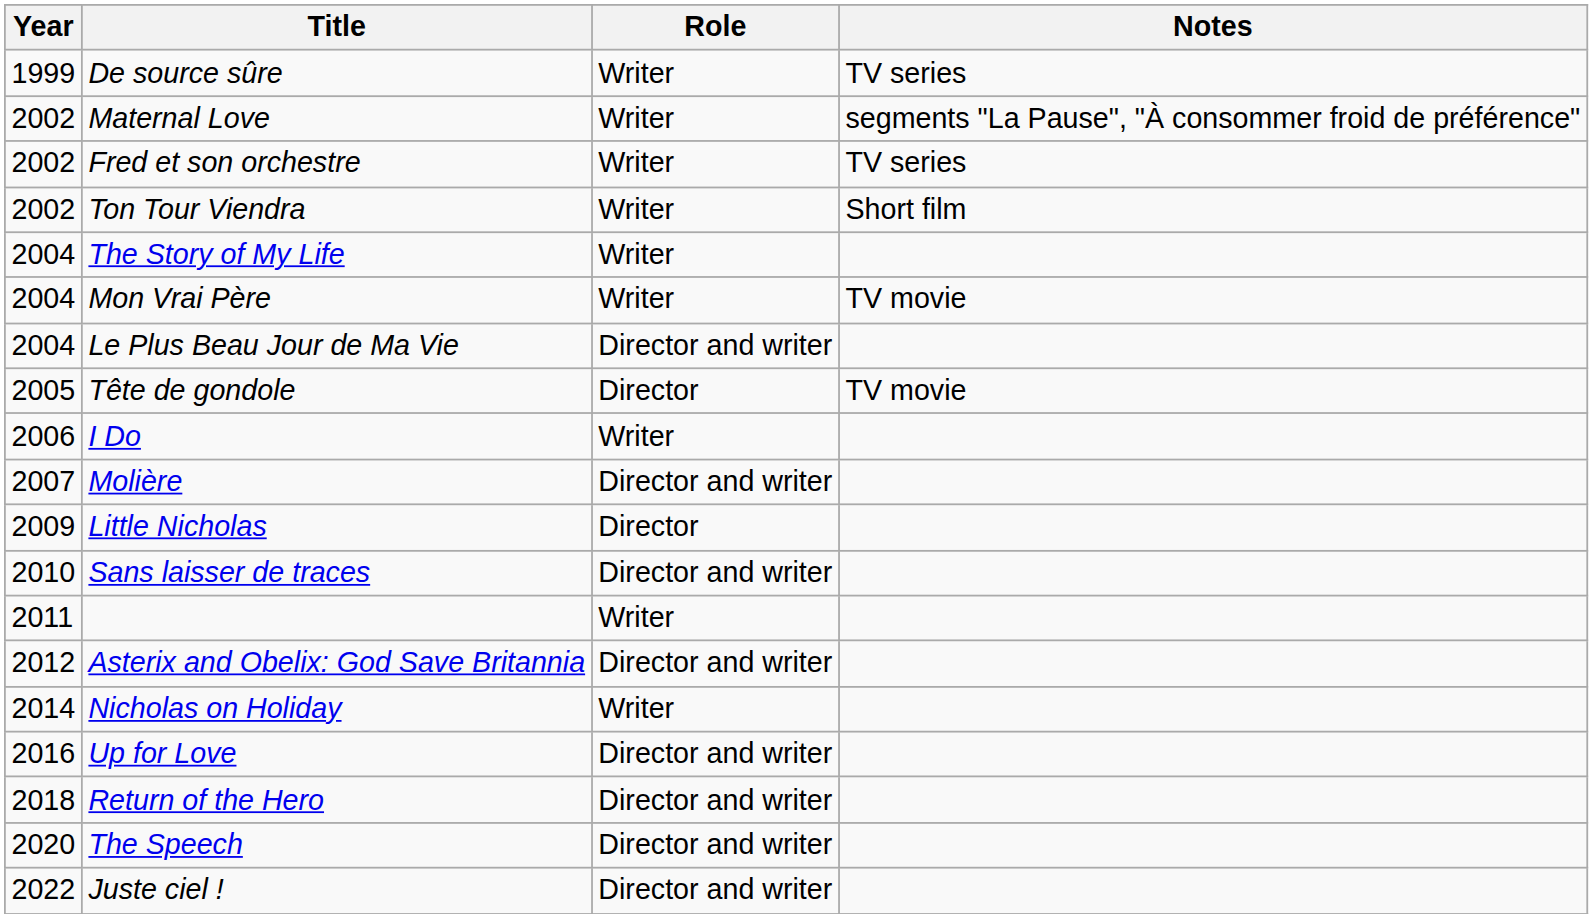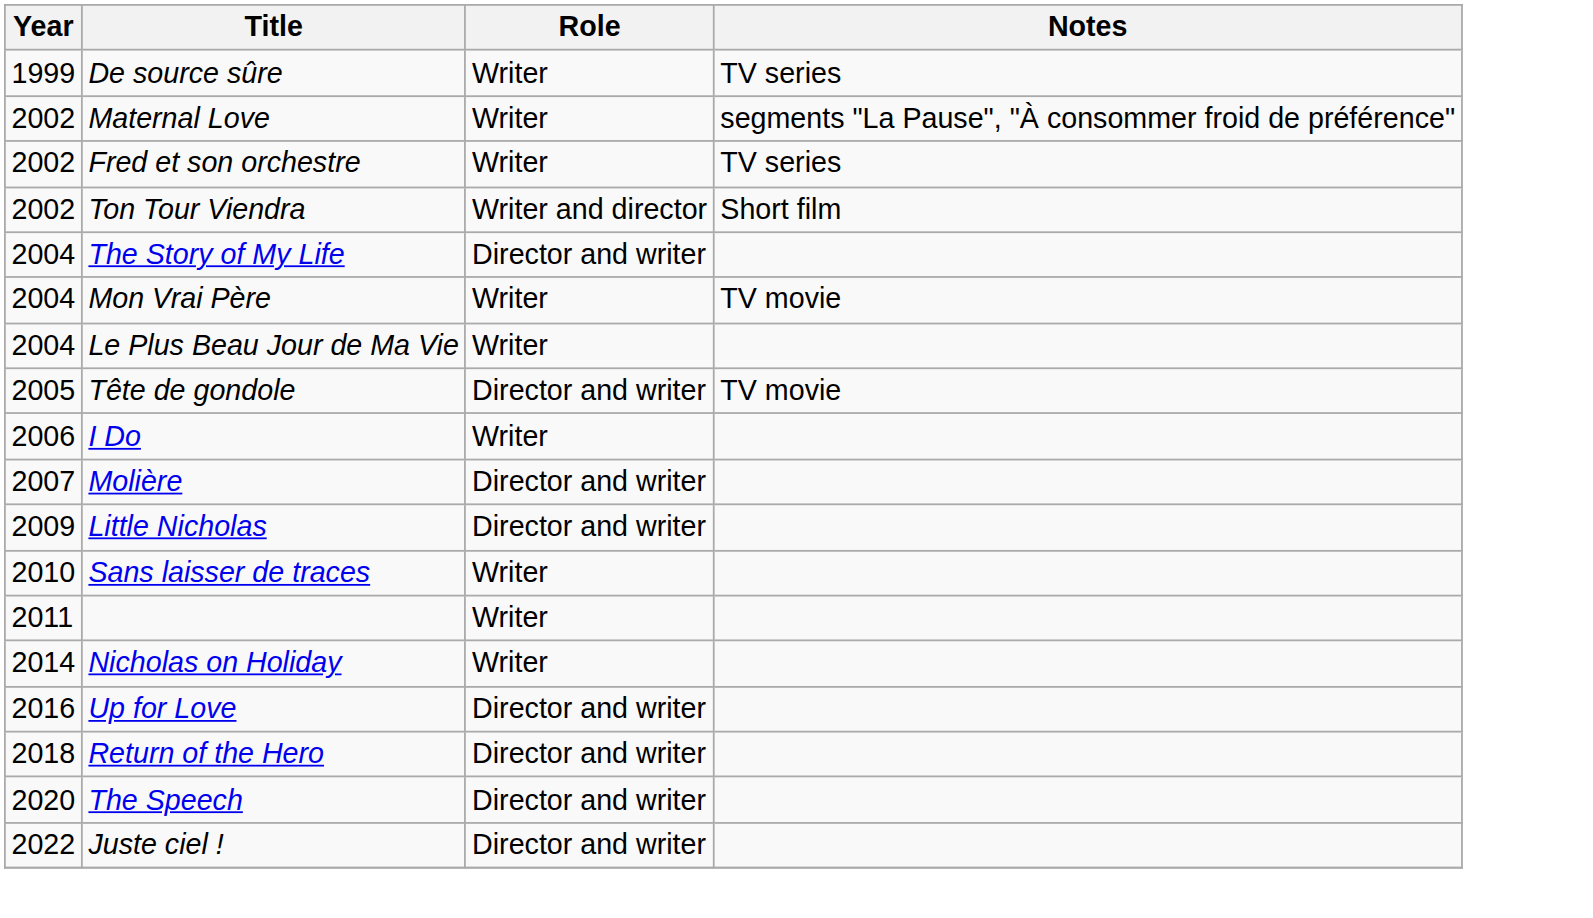(636, 208) Writer -> (590, 208) Writer and director
(636, 254) Writer -> (589, 254) Director and writer
(715, 345) Director and writer -> (510, 345) Writer
(648, 390) Director -> (589, 390) Director and writer
(648, 526) Director -> (589, 526) Director and writer
(715, 572) Director and writer -> (510, 572) Writer
- row: (43, 663)
